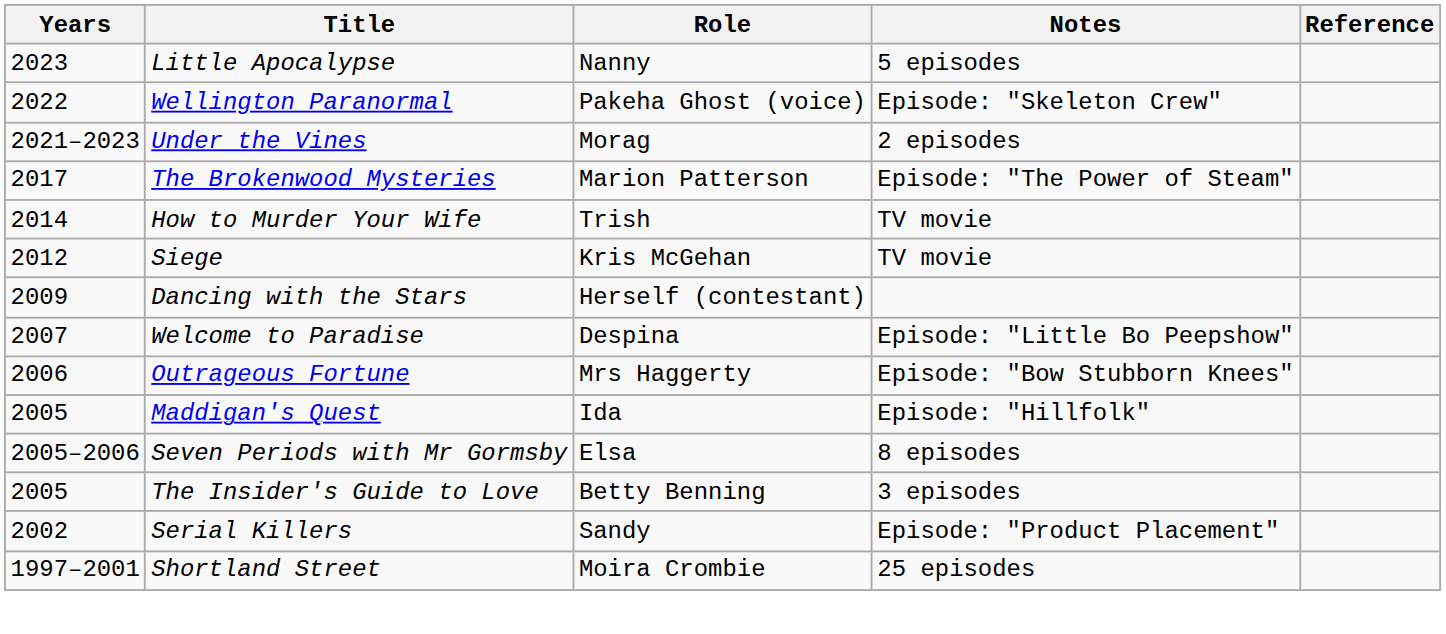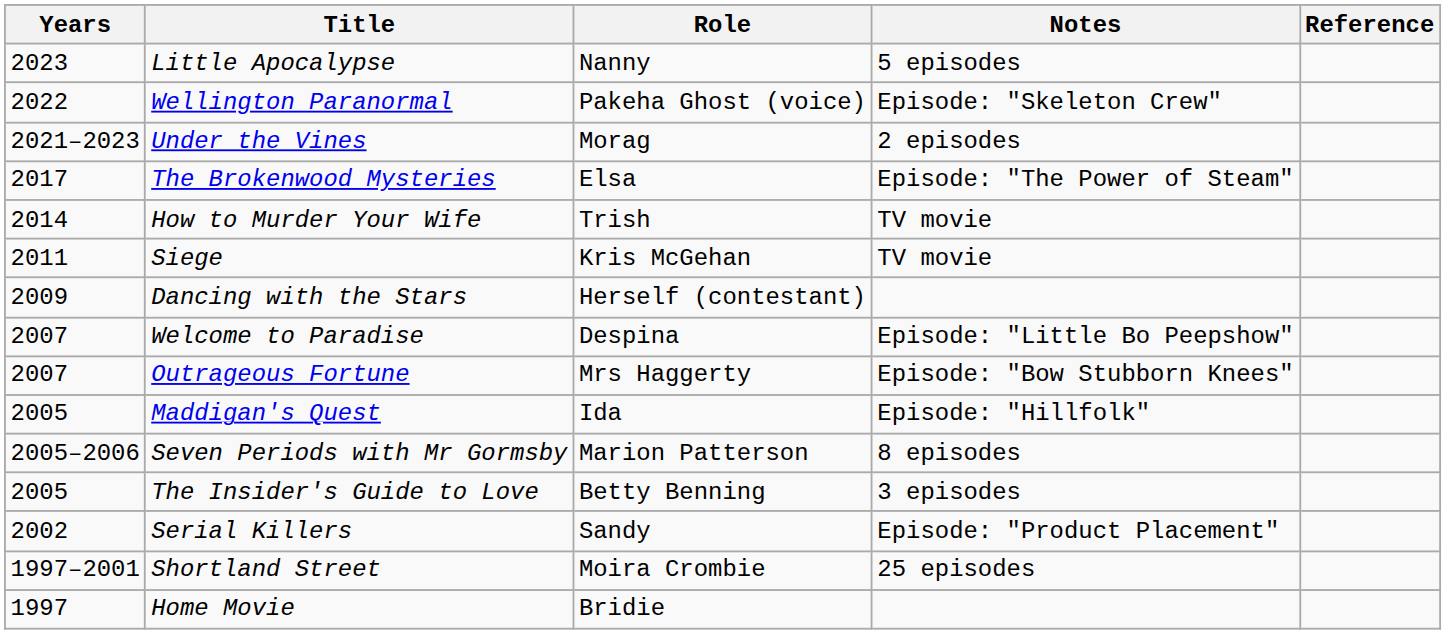(694, 180) Marion Patterson -> (608, 180) Elsa
(39, 258) 2012 -> (39, 258) 2011
(39, 375) 2006 -> (39, 375) 2007
(608, 453) Elsa -> (694, 453) Marion Patterson
+ row: (223, 609)
